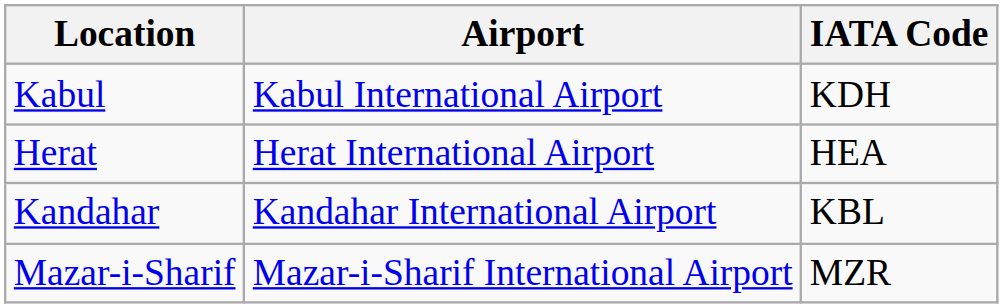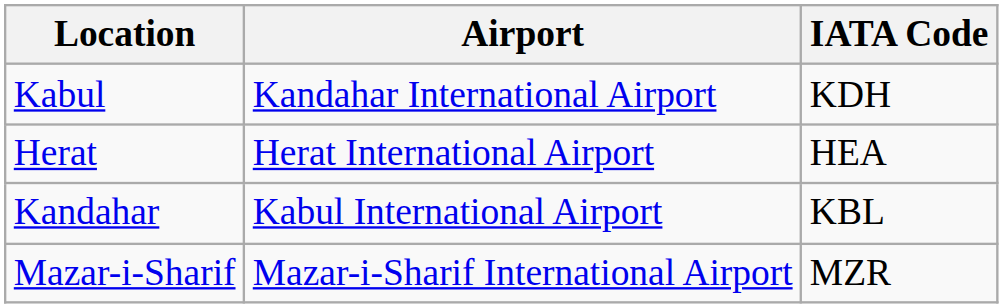(458, 93) Kabul International Airport -> (485, 93) Kandahar International Airport
(485, 212) Kandahar International Airport -> (458, 212) Kabul International Airport
